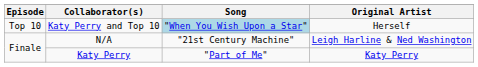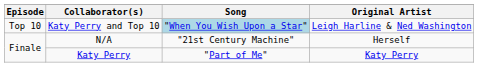(392, 26) Herself -> (392, 26) Leigh Harline & Ned Washington
(392, 40) Leigh Harline & Ned Washington -> (392, 40) Herself
